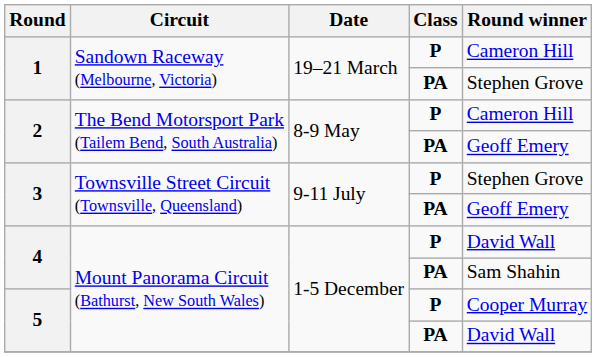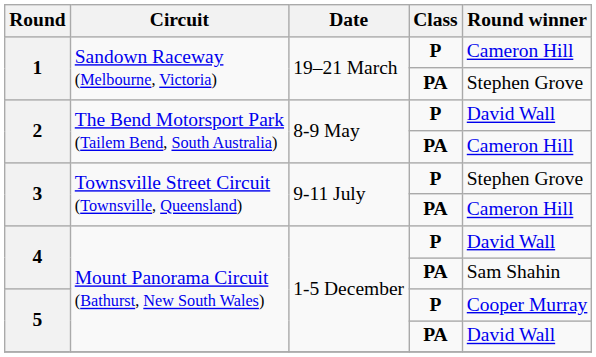(520, 114) Cameron Hill -> (511, 114) David Wall
(518, 146) Geoff Emery -> (520, 146) Cameron Hill
(518, 209) Geoff Emery -> (520, 209) Cameron Hill
